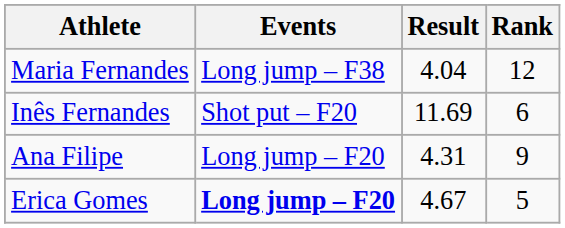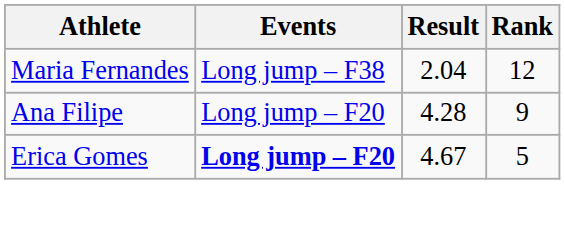(443, 70) 4.04 -> (443, 70) 2.04
- row: (90, 113)
(443, 157) 4.31 -> (443, 113) 4.28
